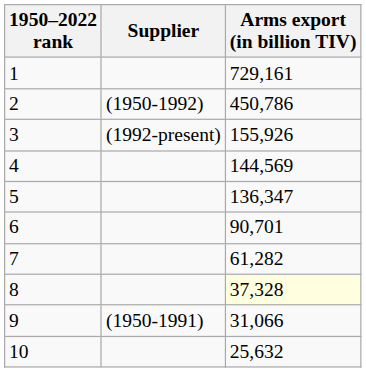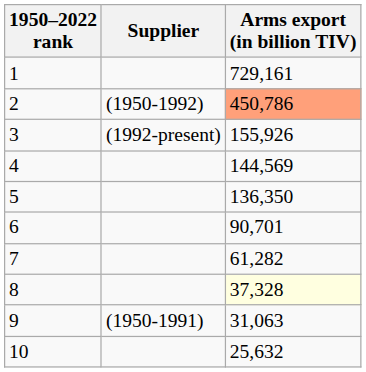(262, 103) no background -> (262, 103) lightsalmon background
(262, 196) 136,347 -> (262, 196) 136,350
(257, 320) 31,066 -> (257, 320) 31,063
